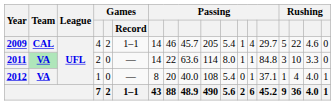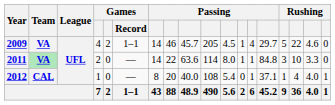(43, 44) CAL -> (43, 44) VA
(229, 44) 5.4 -> (229, 44) 4.5
(43, 76) VA -> (43, 76) CAL
